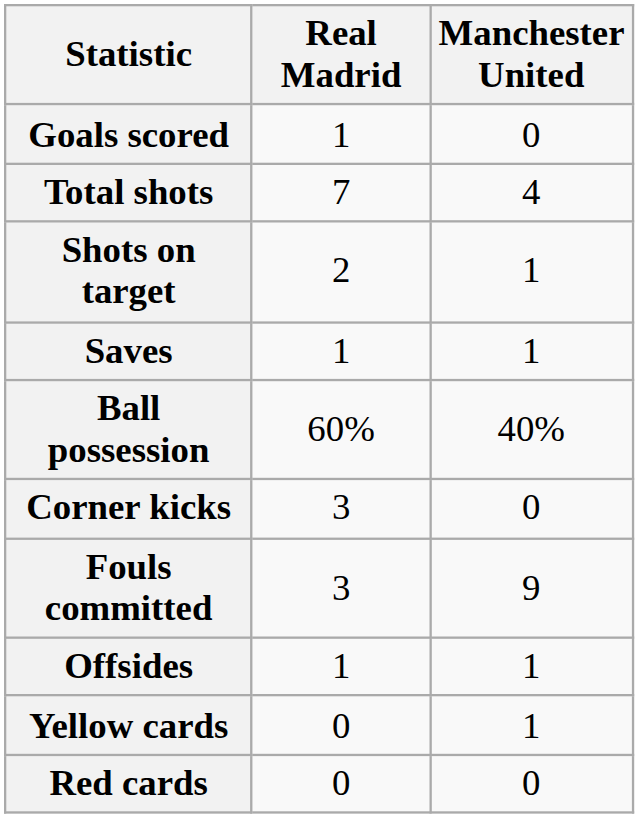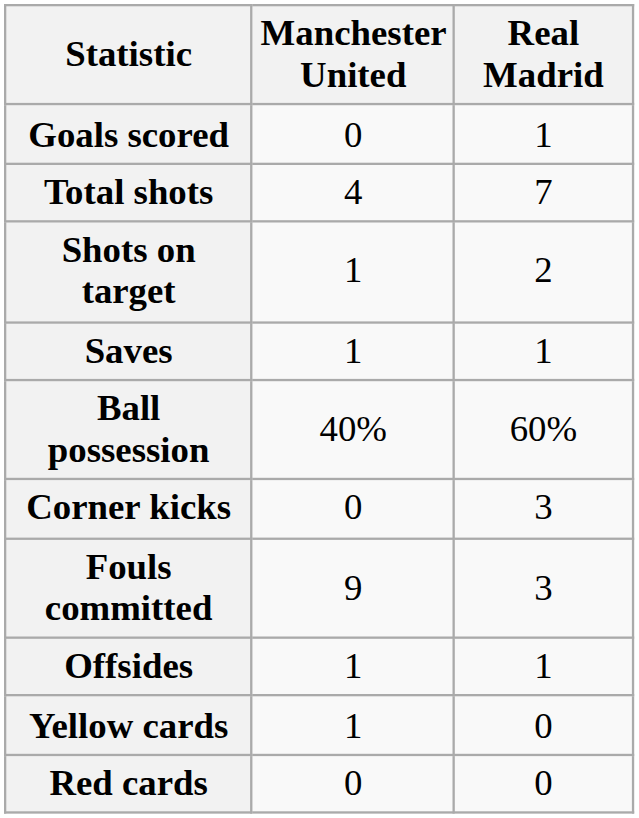columns swapped: (341, 54) <-> (532, 54)
